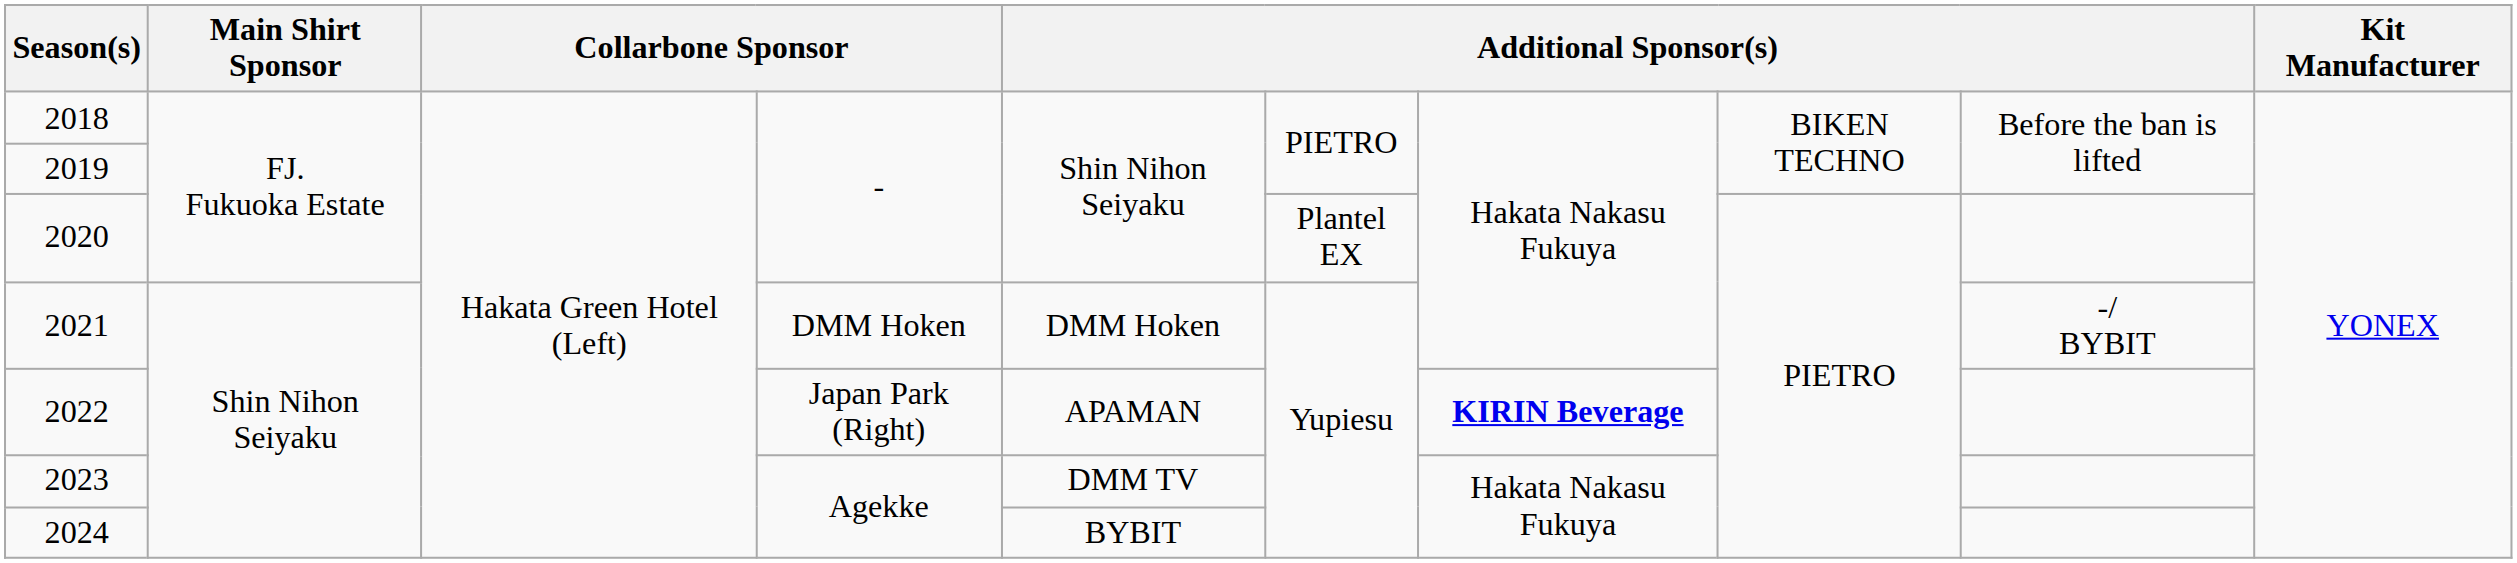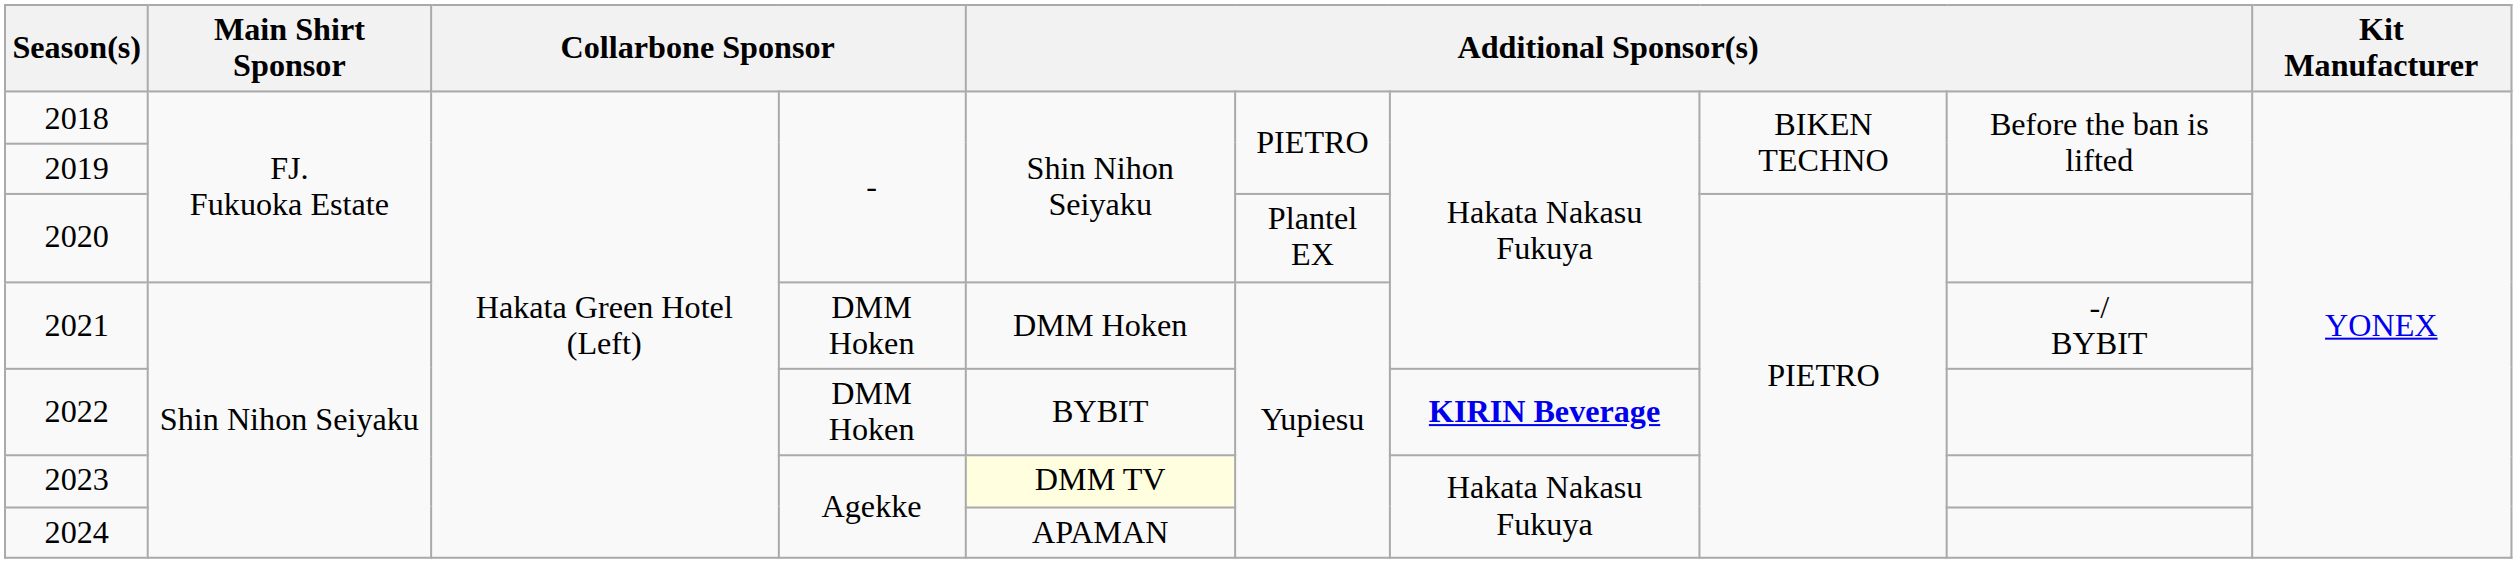(879, 411) Japan Park (Right) -> (872, 411) DMM Hoken
(1133, 411) APAMAN -> (1100, 411) BYBIT
(1133, 480) no background -> (1100, 480) lightyellow background
(1133, 531) BYBIT -> (1100, 531) APAMAN
